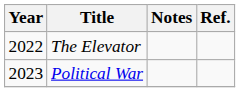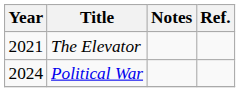(26, 45) 2022 -> (26, 45) 2021
(26, 73) 2023 -> (26, 73) 2024
